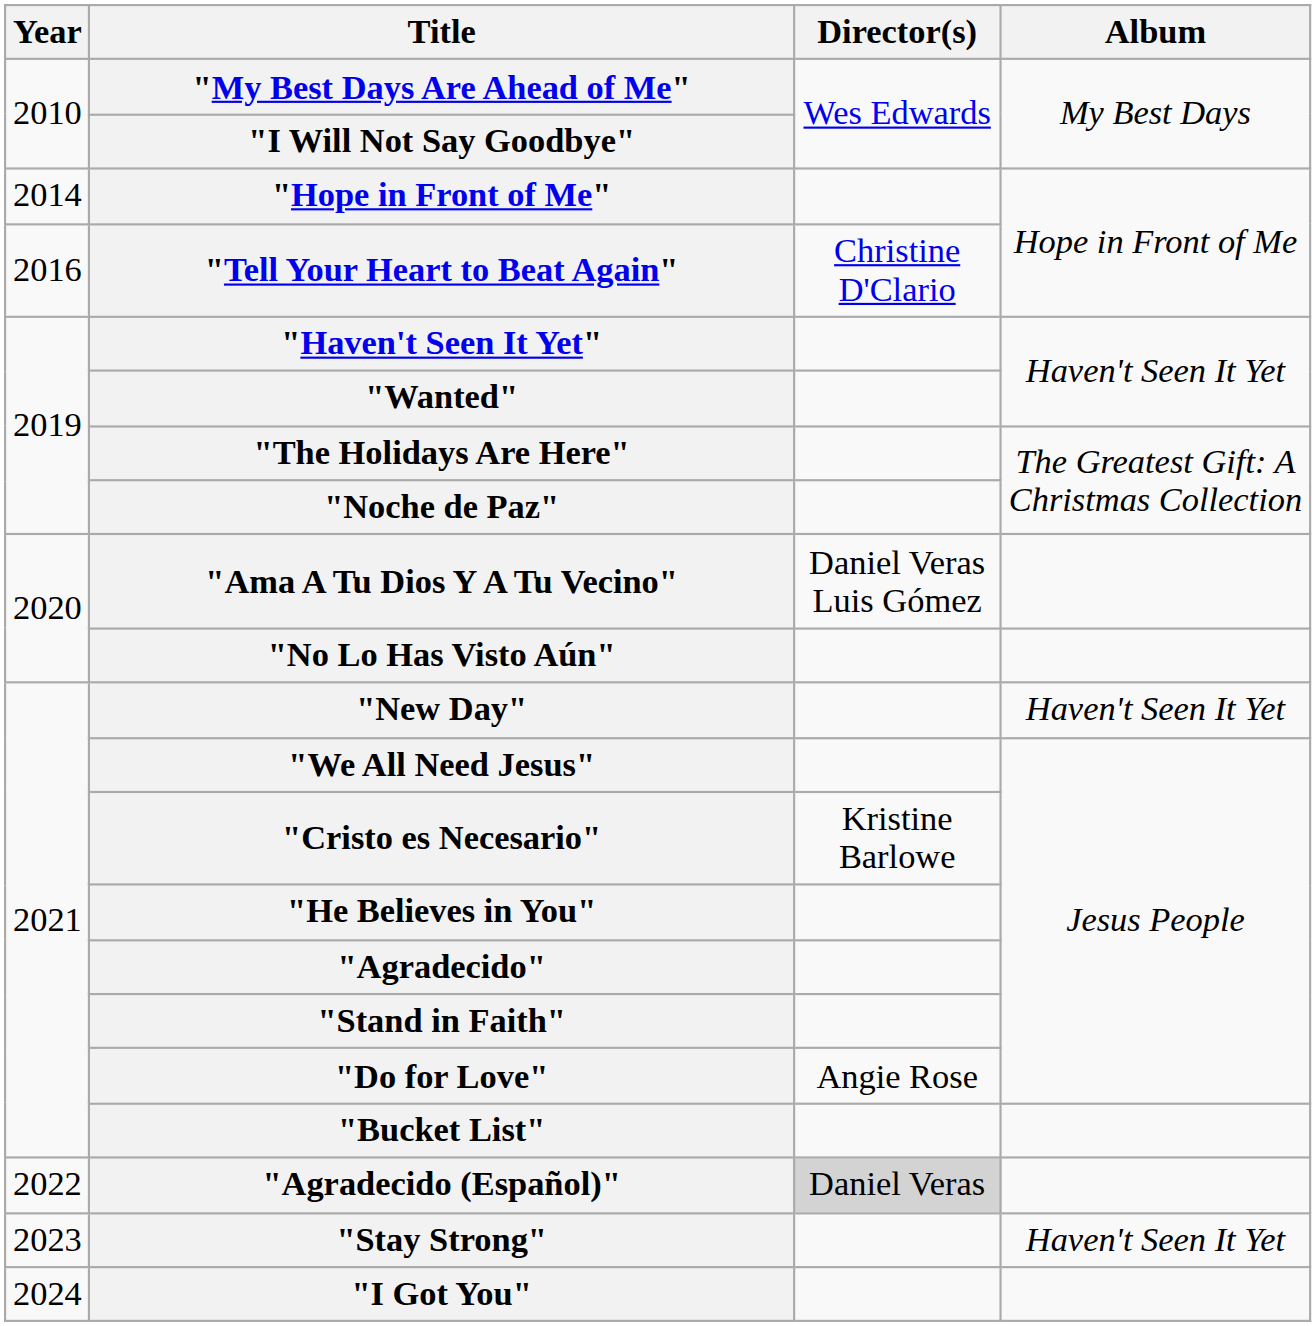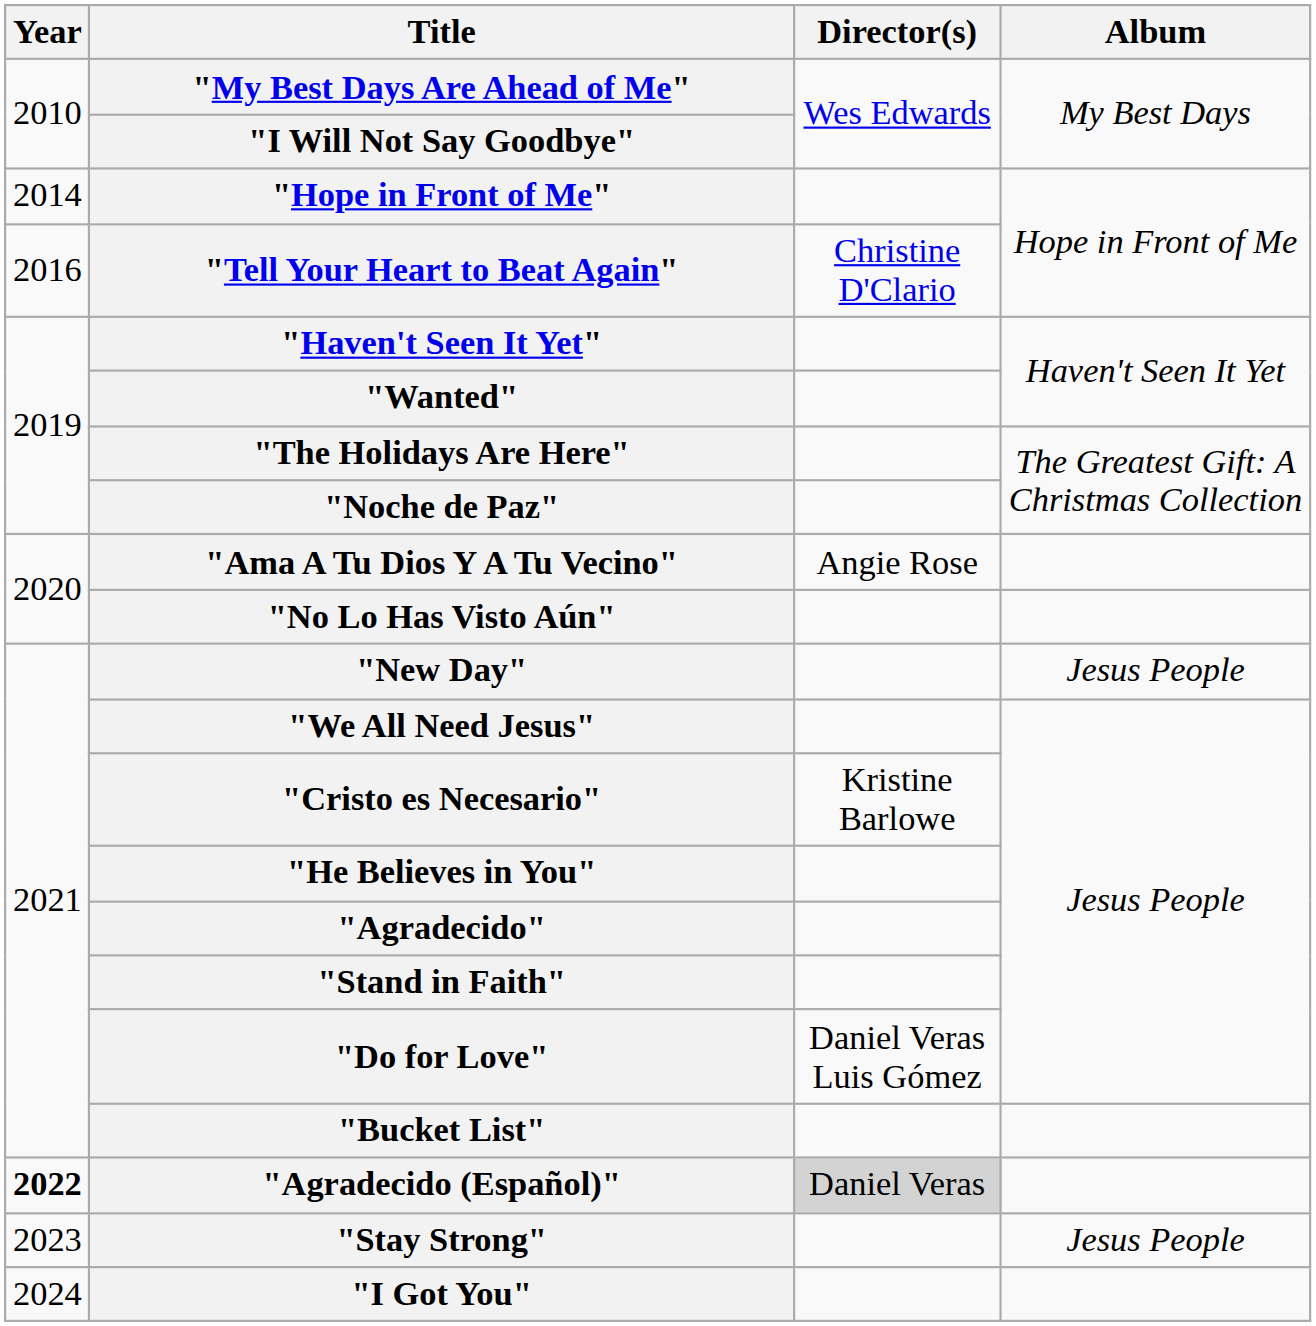(897, 580) Daniel Veras Luis Gómez -> (897, 561) Angie Rose
(1155, 709) Haven't Seen It Yet -> (1155, 670) Jesus People
(897, 1075) Angie Rose -> (897, 1055) Daniel Veras Luis Gómez
(47, 1184) normal -> (47, 1184) bold
(1155, 1239) Haven't Seen It Yet -> (1155, 1239) Jesus People
